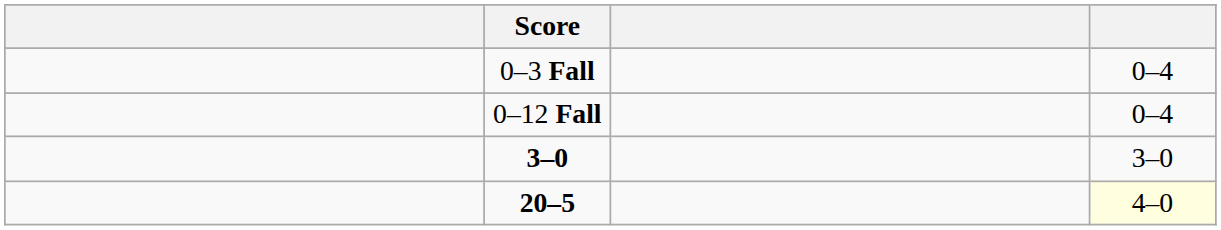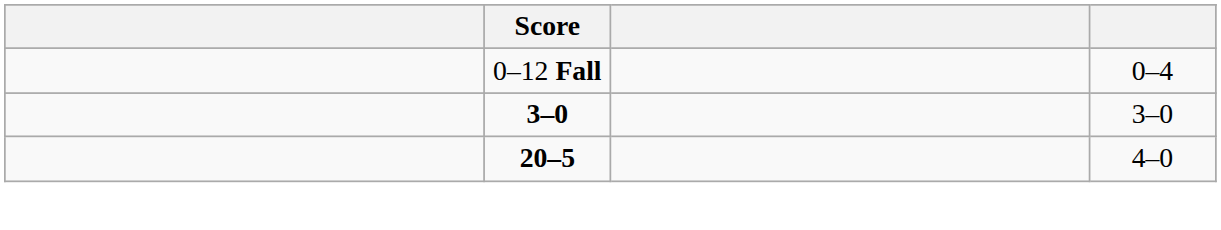- row: (547, 70)
(1152, 202) lightyellow background -> (1152, 158) no background
